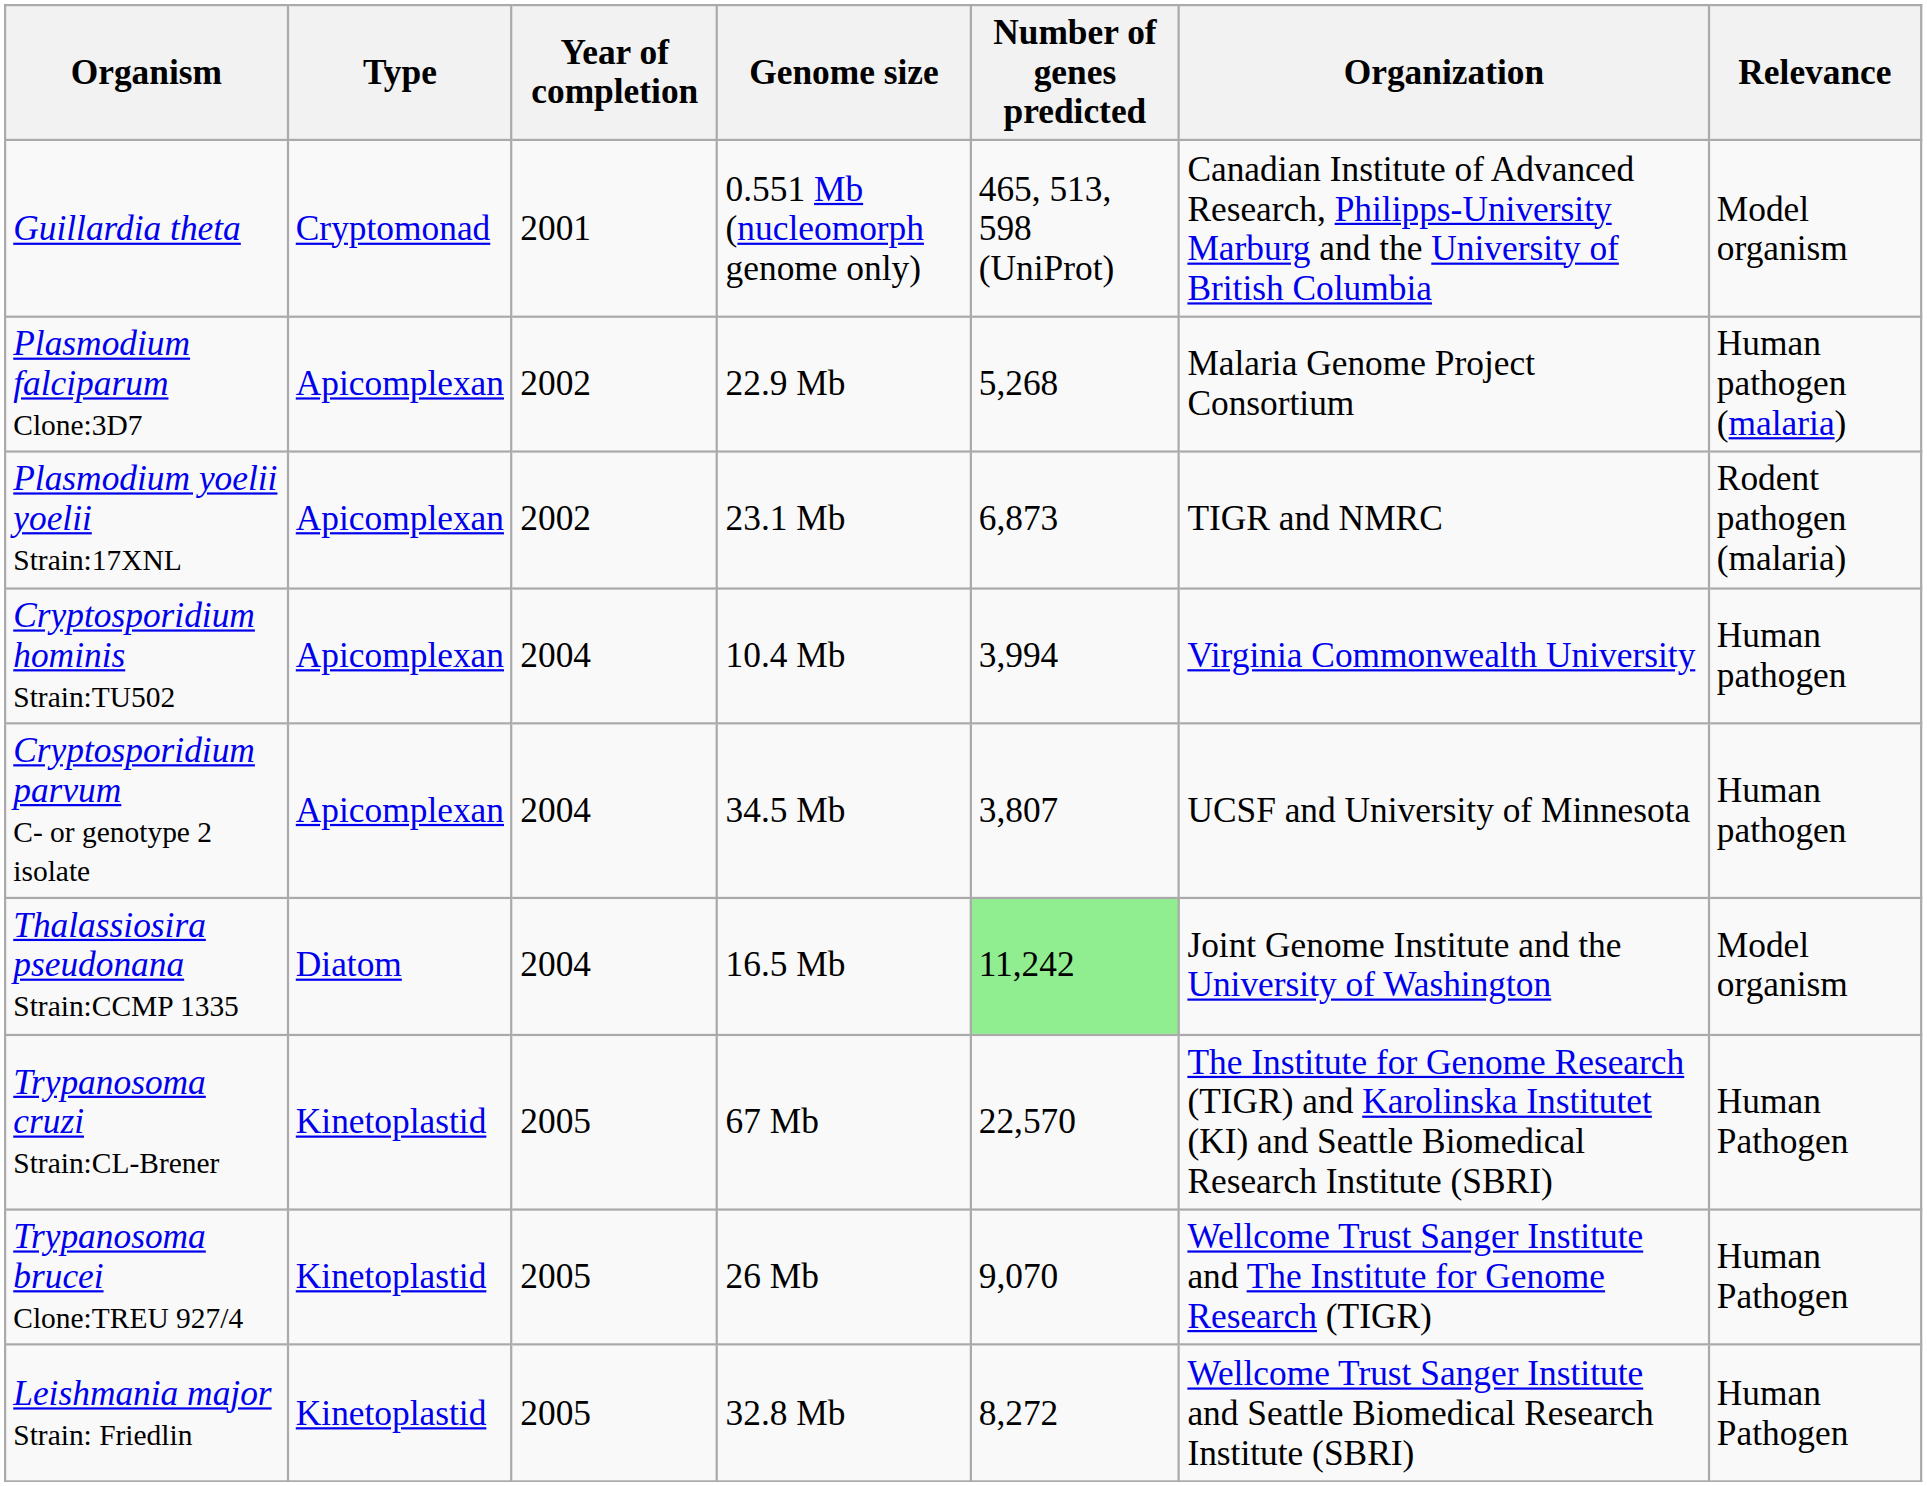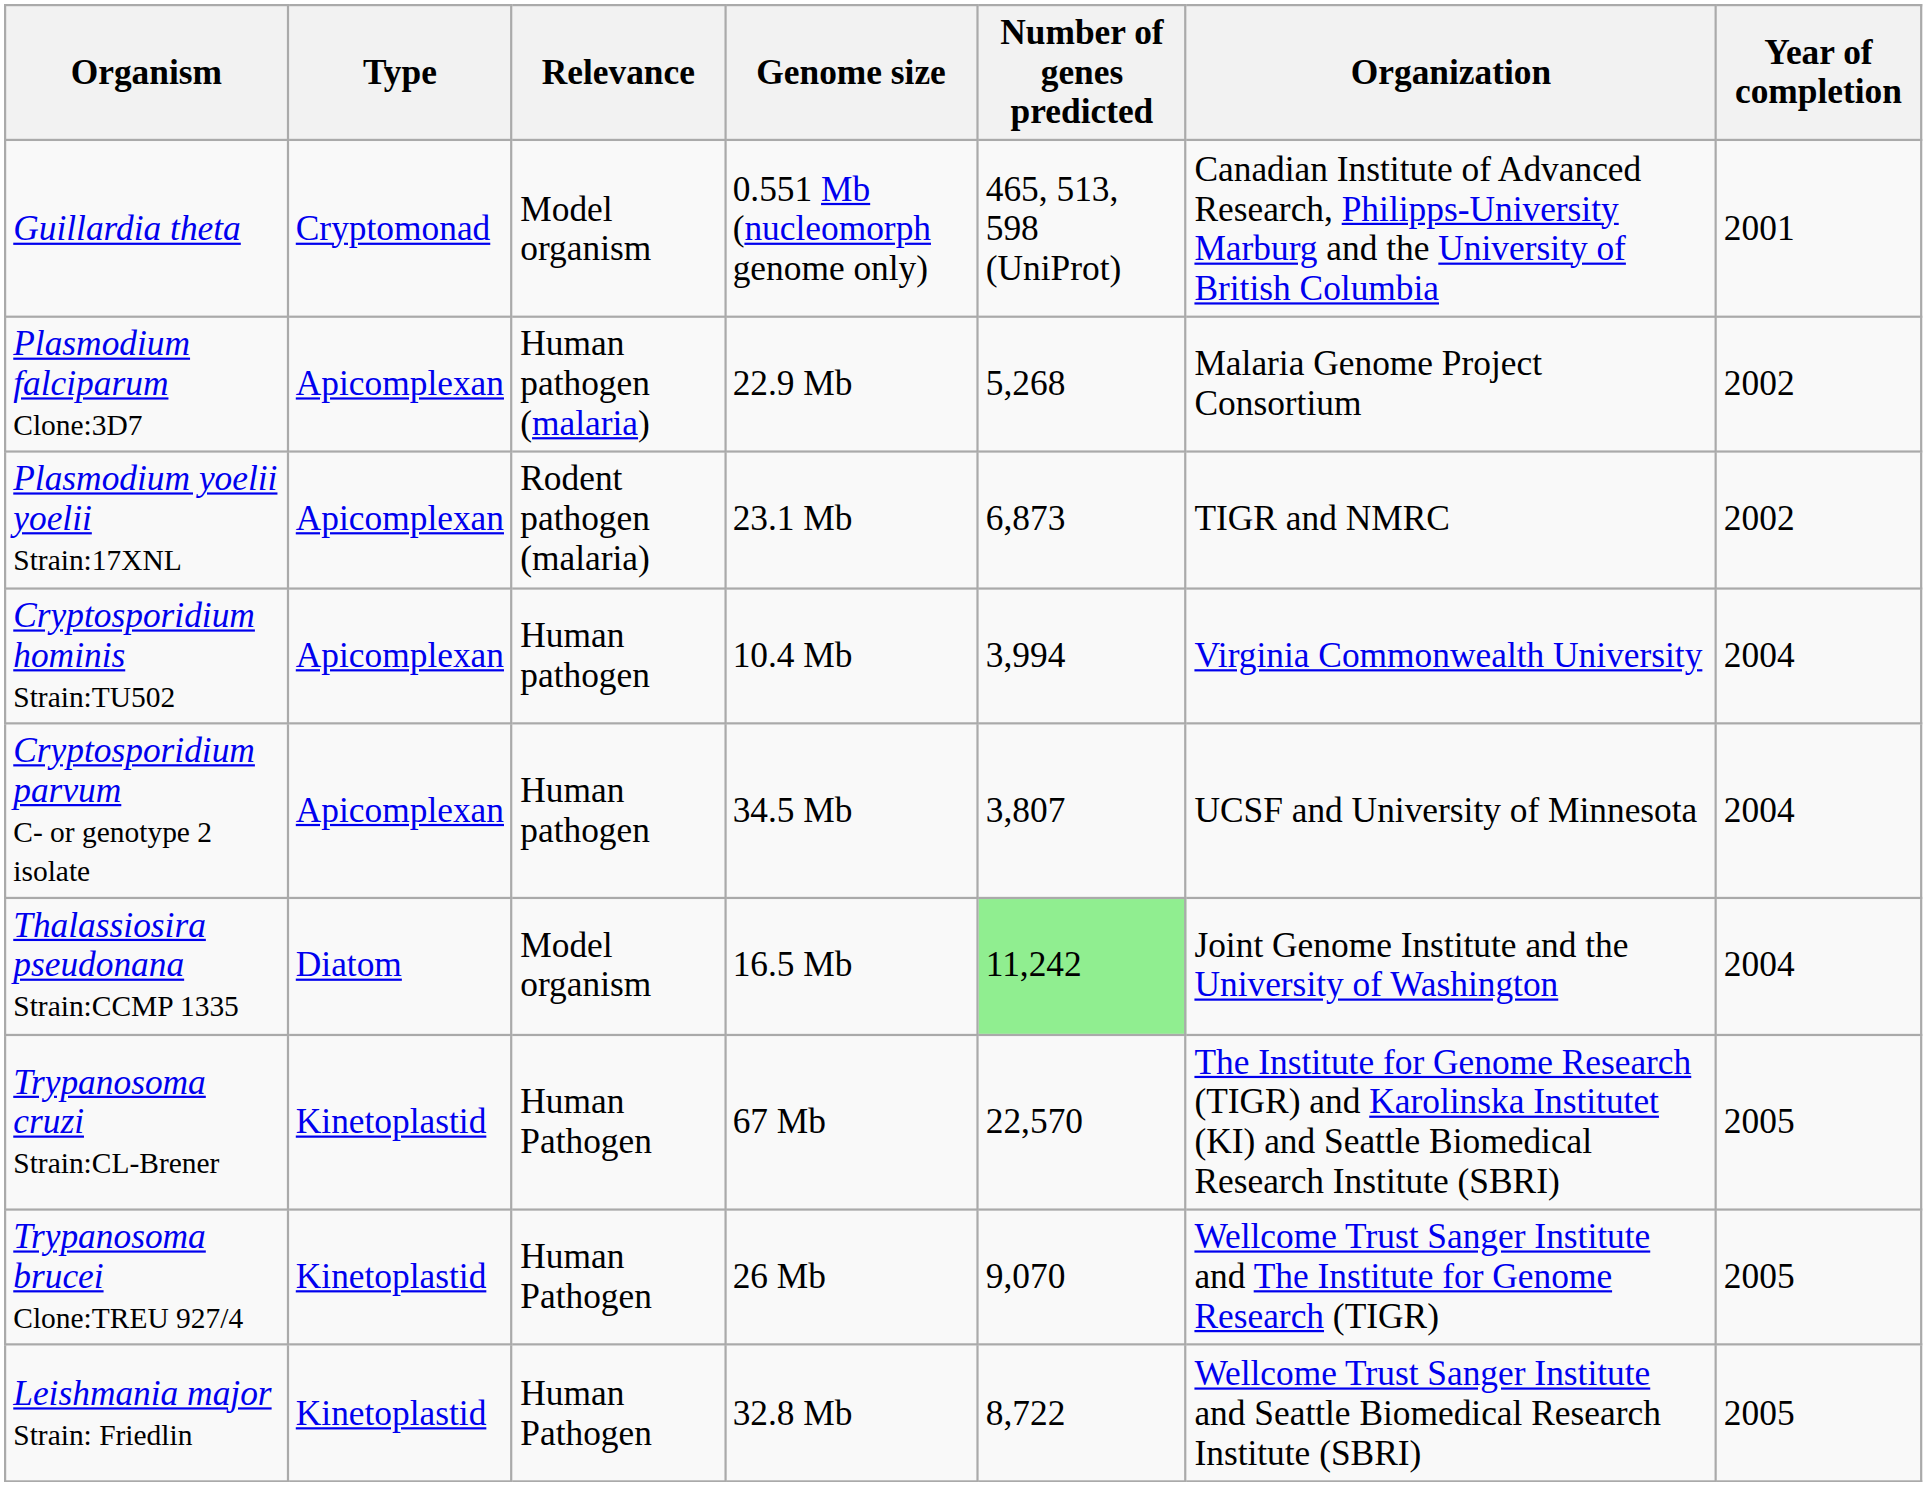columns swapped: (1815, 72) <-> (615, 72)
(1018, 1412) 8,272 -> (1026, 1412) 8,722
